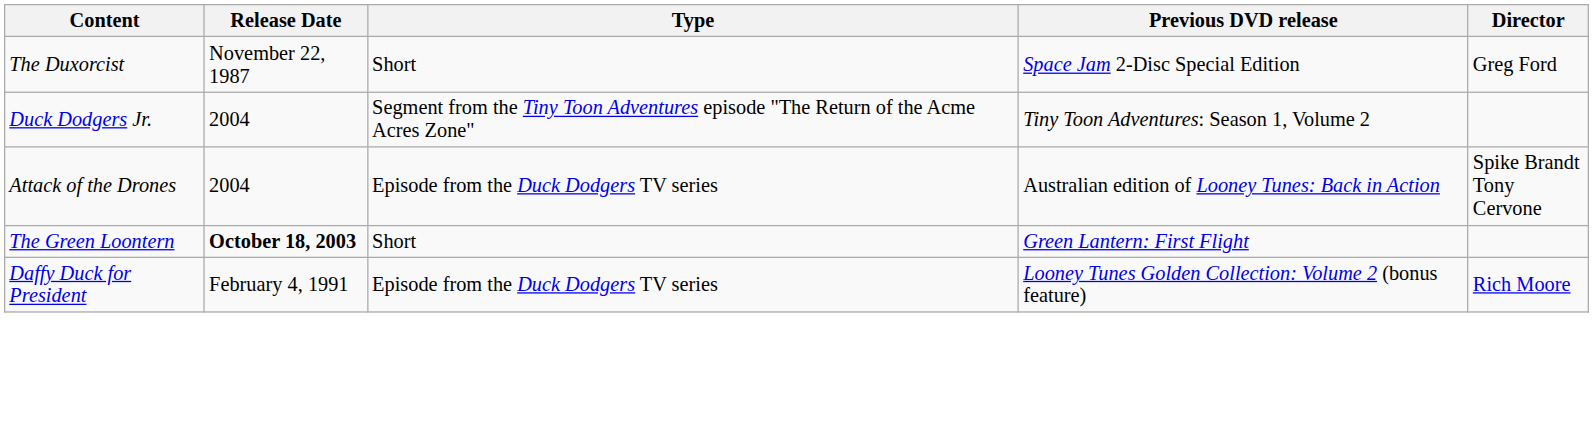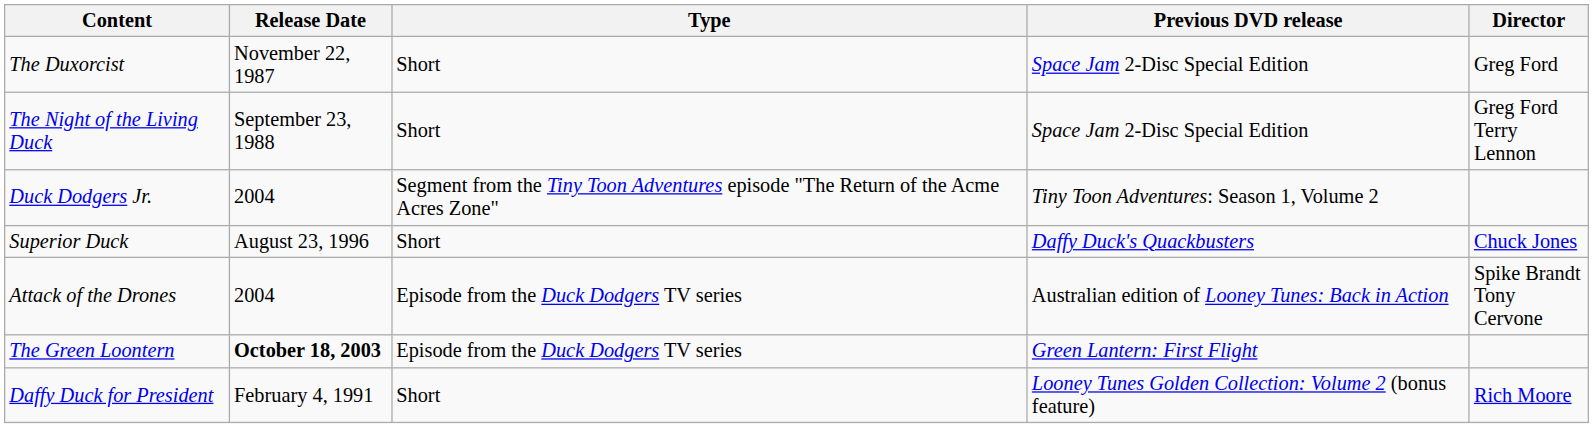+ row: (104, 130)
+ row: (69, 240)
(394, 240) Short -> (569, 351) Episode from the Duck Dodgers TV series
(545, 284) Episode from the Duck Dodgers TV series -> (418, 394) Short
